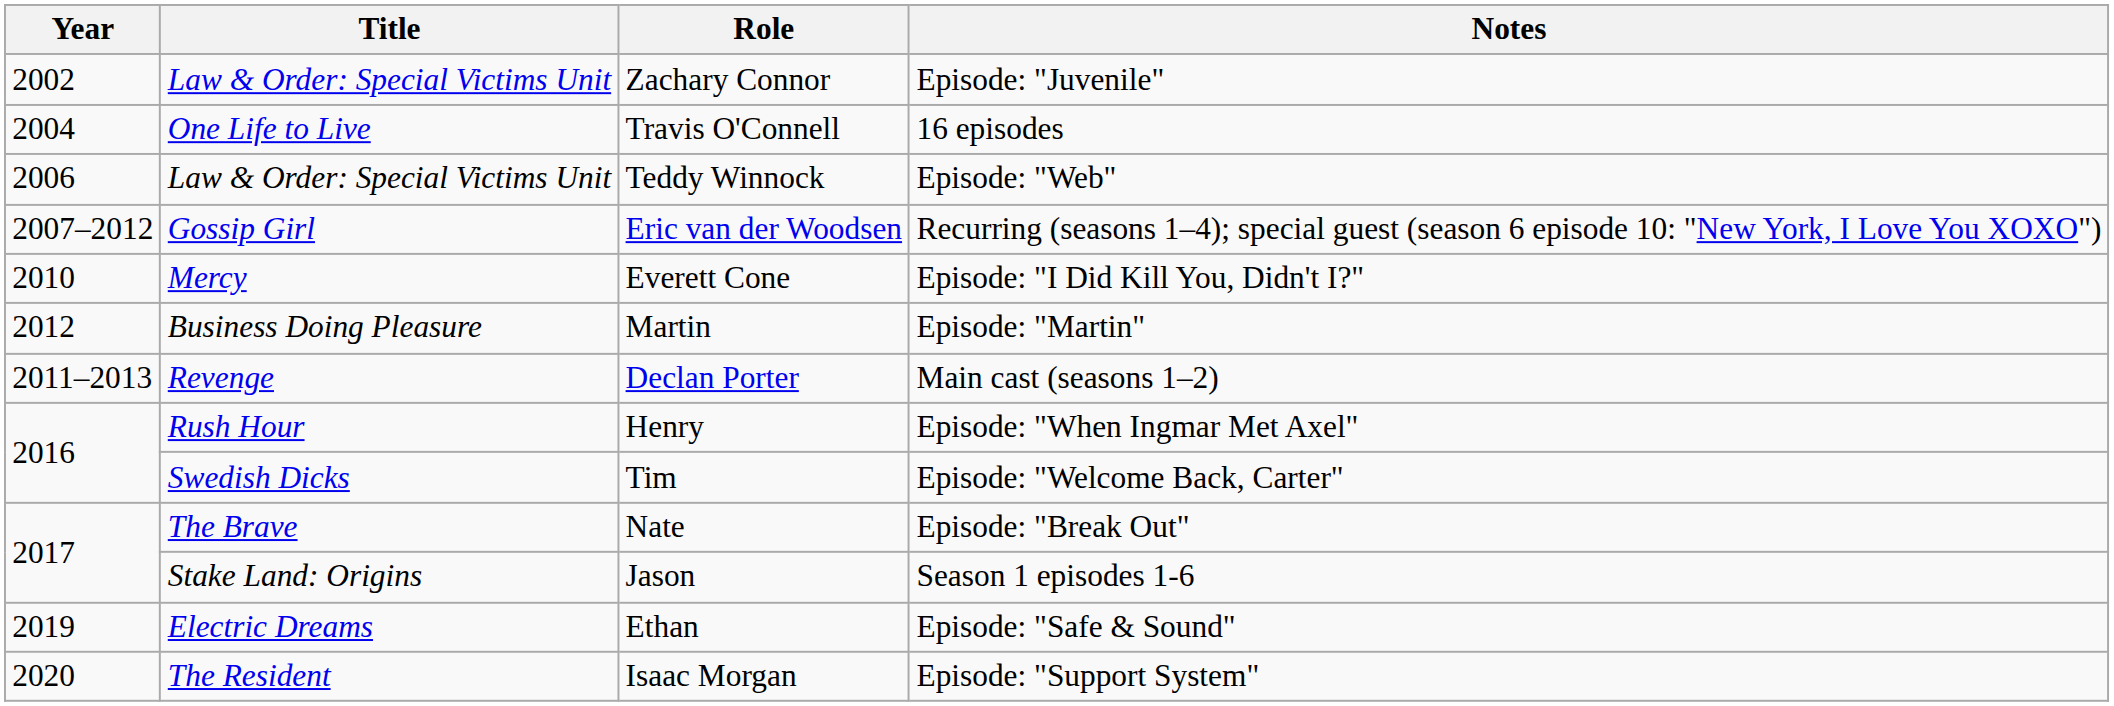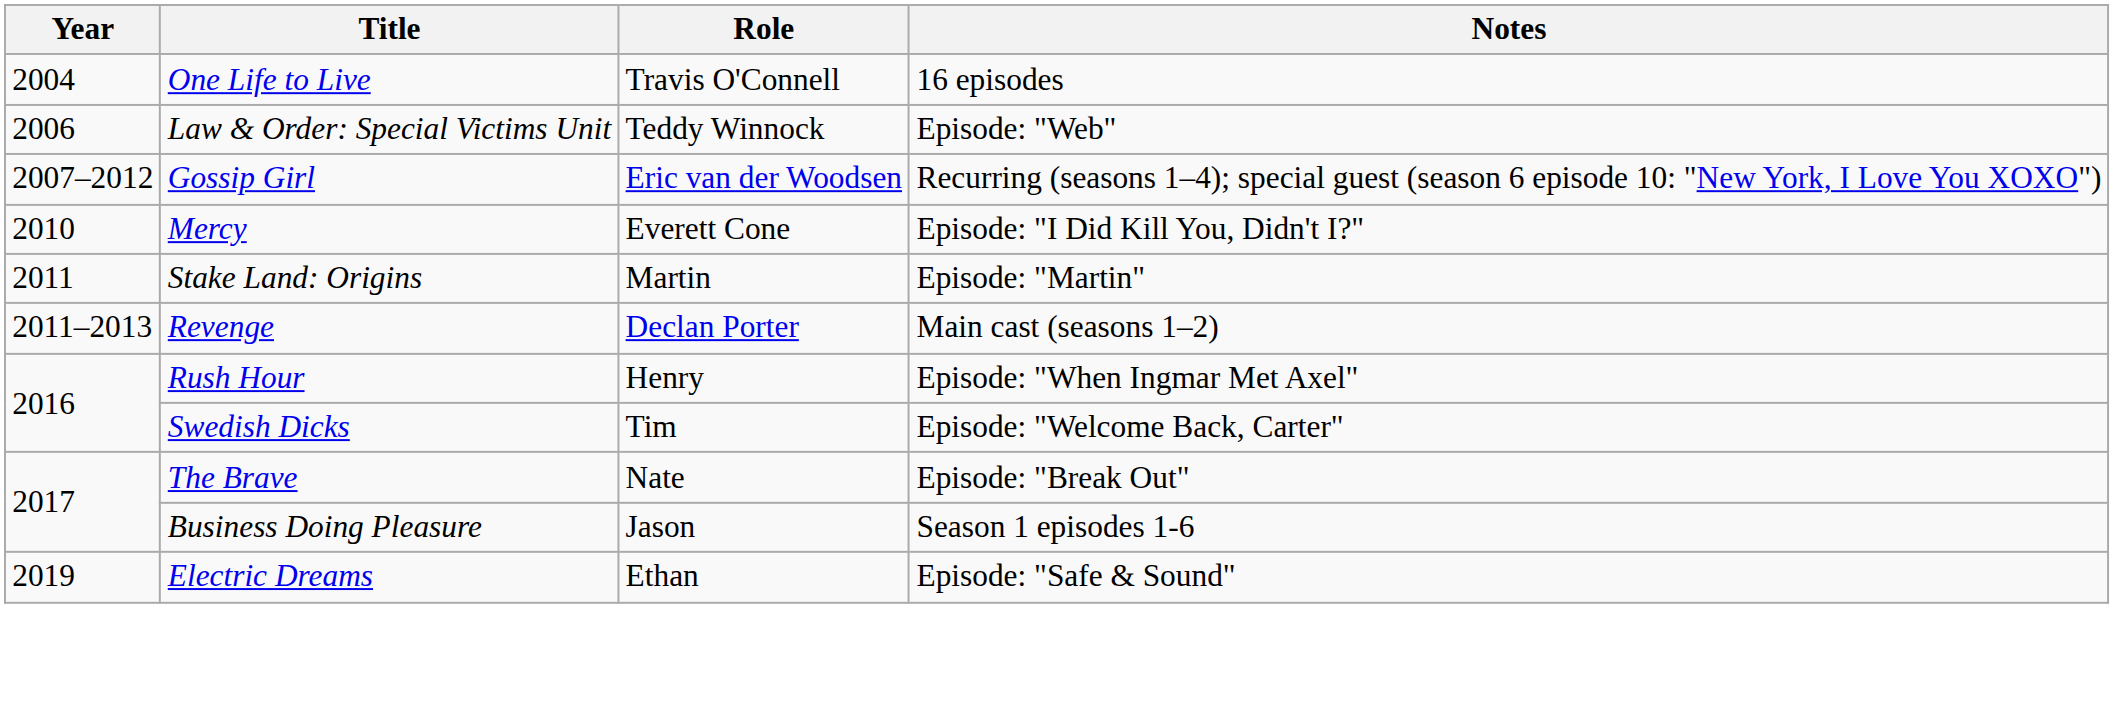- row: (728, 79)
(44, 327) 2012 -> (43, 278) 2011
(325, 327) Business Doing Pleasure -> (295, 278) Stake Land: Origins
(295, 576) Stake Land: Origins -> (325, 526) Business Doing Pleasure
- row: (711, 675)
